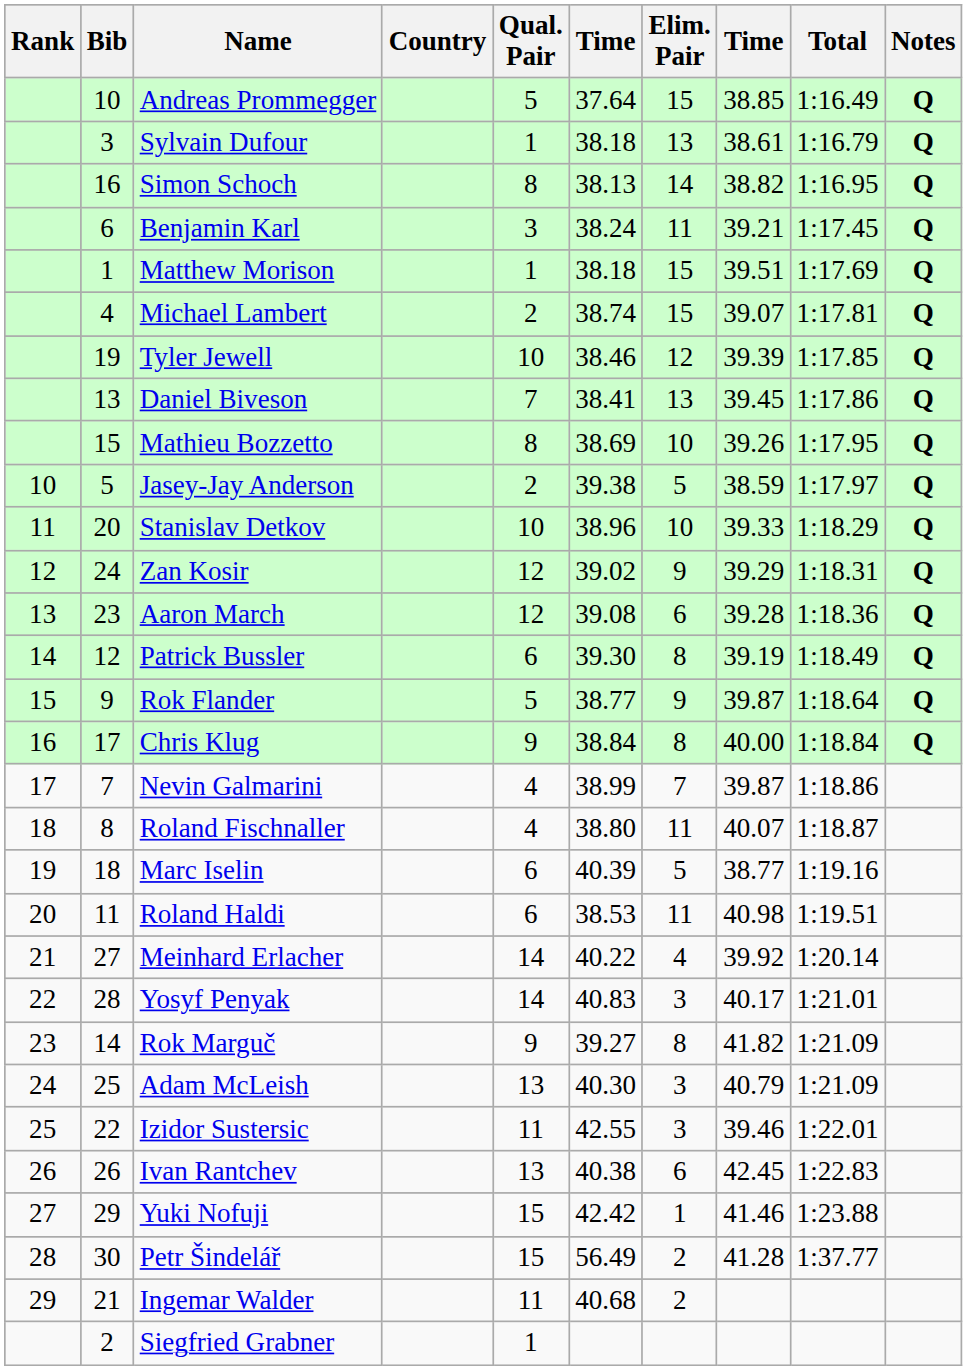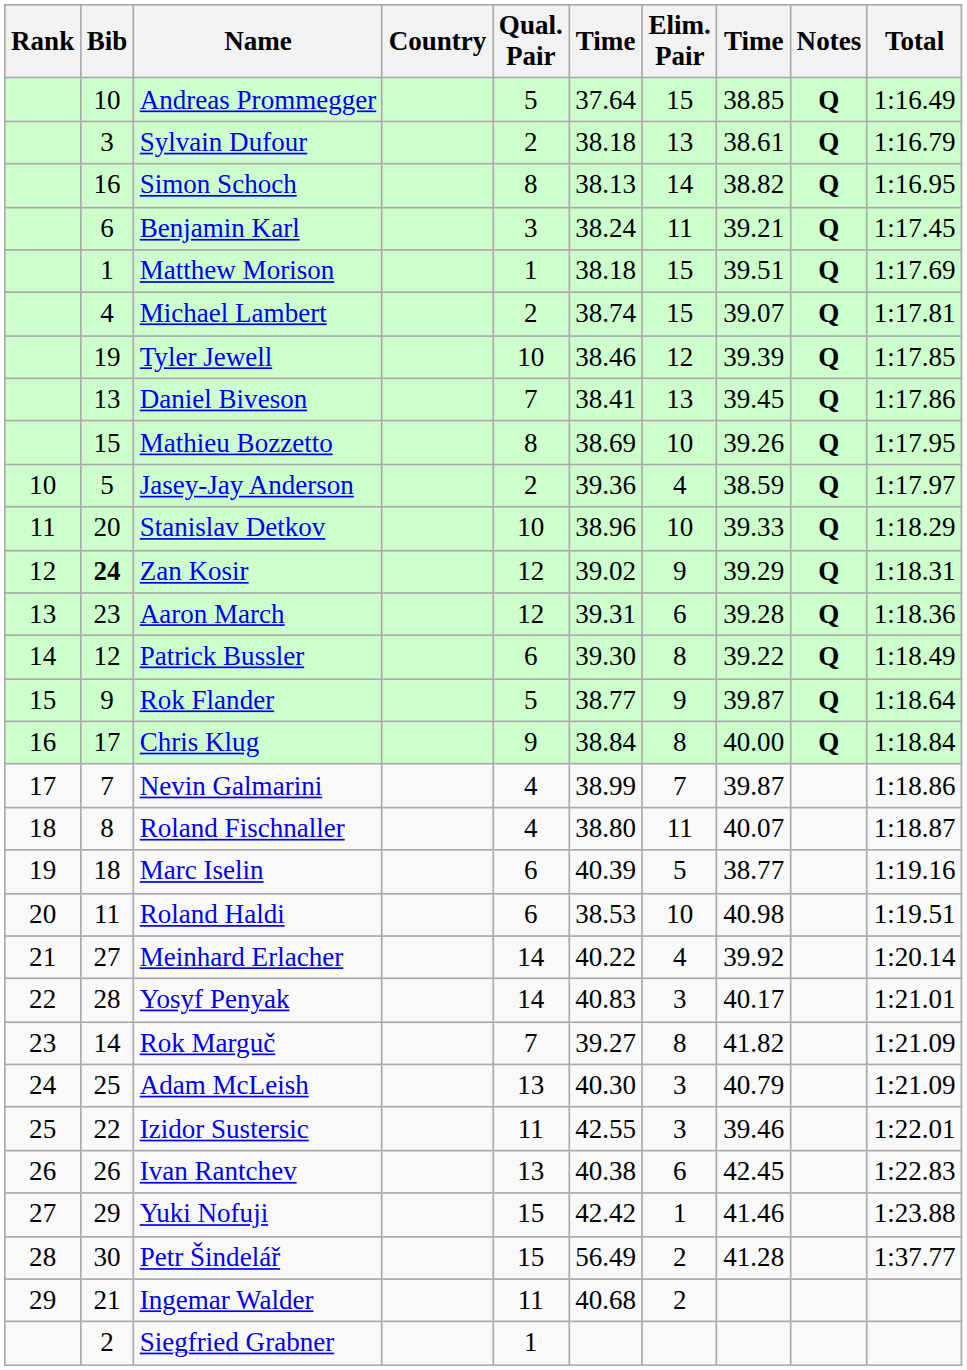columns swapped: (838, 41) <-> (923, 41)
(531, 142) 1 -> (531, 142) 2
(606, 485) 39.38 -> (606, 485) 39.36
(680, 485) 5 -> (680, 485) 4
(107, 570) normal -> (107, 570) bold
(606, 613) 39.08 -> (606, 613) 39.31
(754, 656) 39.19 -> (754, 656) 39.22
(680, 914) 11 -> (680, 914) 10
(531, 1042) 9 -> (531, 1042) 7
